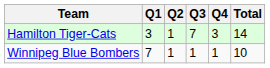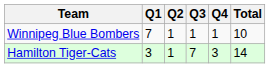rows swapped: (73, 53) <-> (62, 33)
